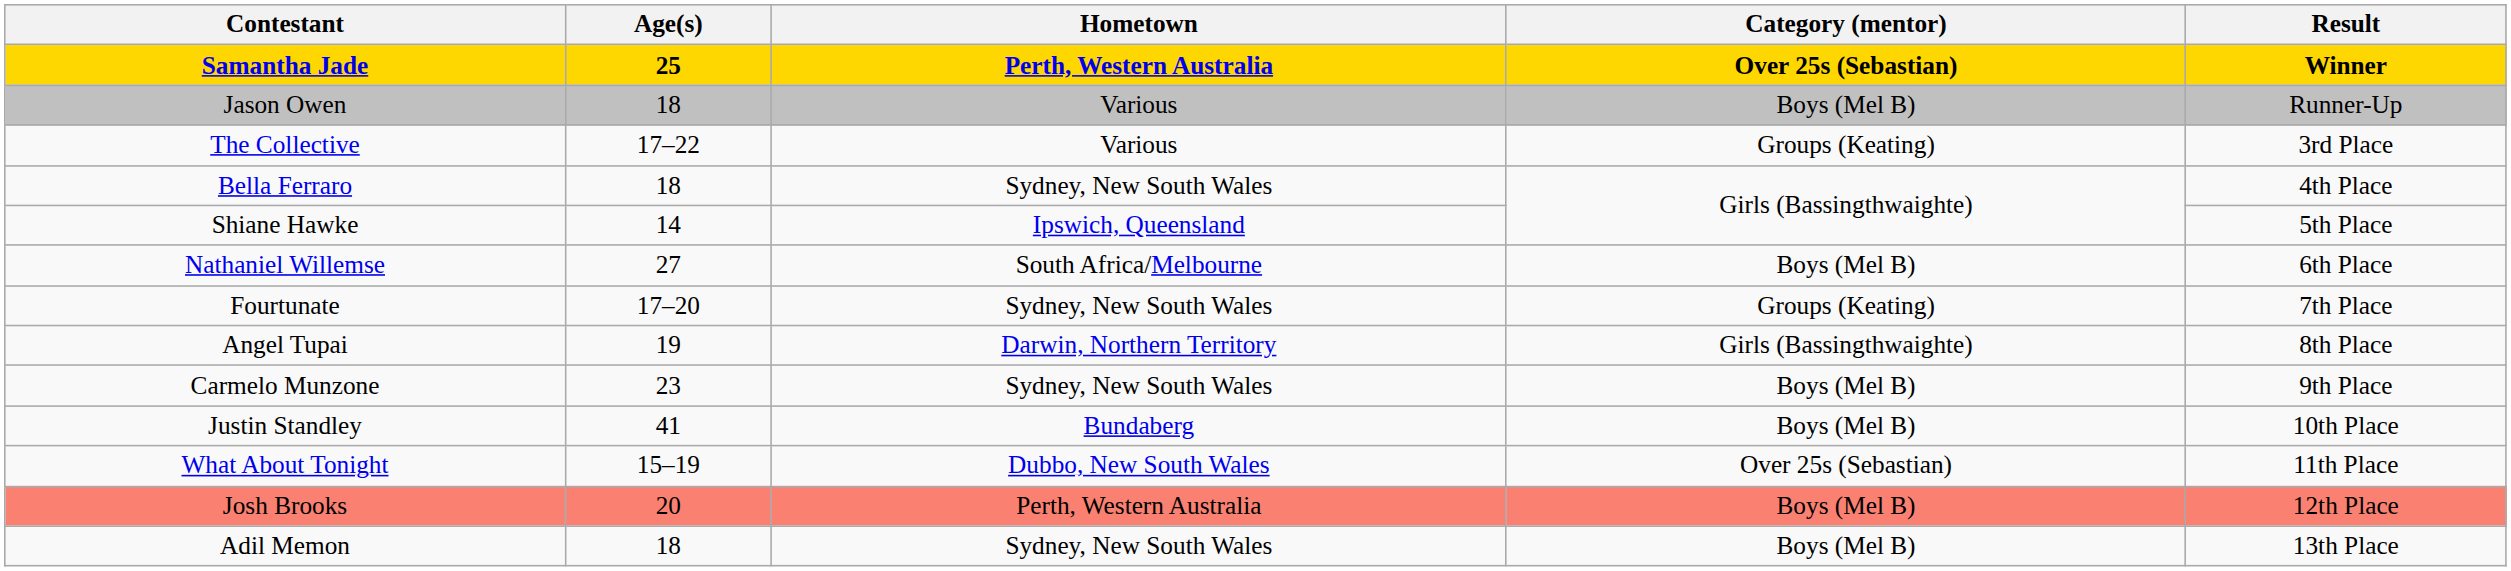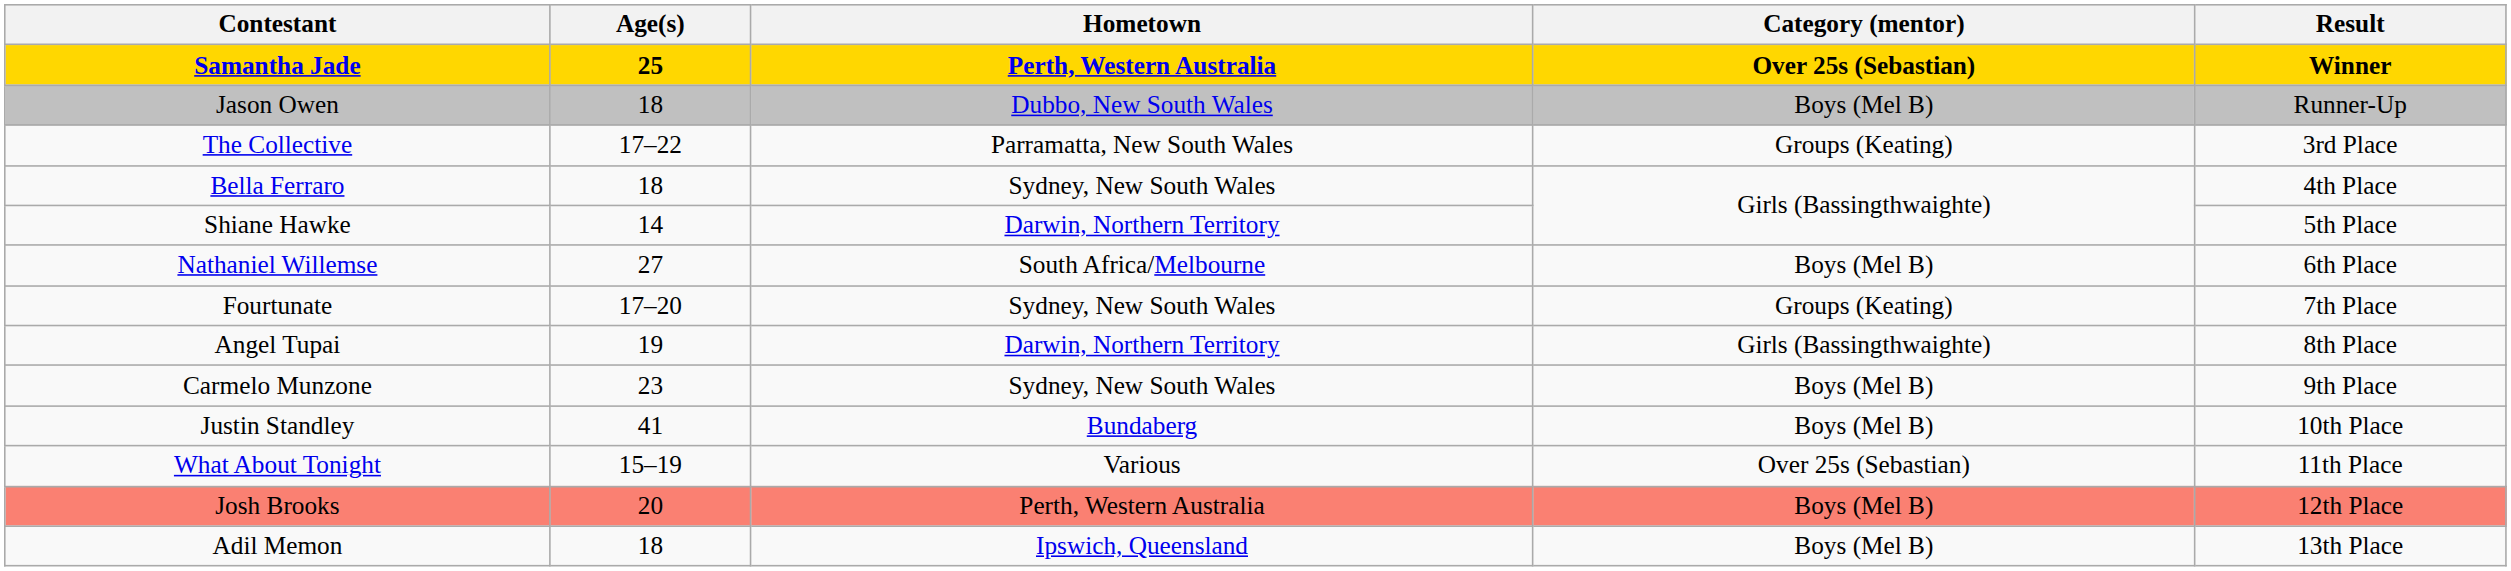(1139, 104) Various -> (1142, 104) Dubbo, New South Wales
(1139, 144) Various -> (1142, 144) Parramatta, New South Wales
(1139, 225) Ipswich, Queensland -> (1142, 225) Darwin, Northern Territory
(1139, 465) Dubbo, New South Wales -> (1142, 465) Various
(1139, 545) Sydney, New South Wales -> (1142, 545) Ipswich, Queensland
